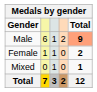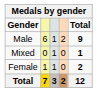(80, 39) lightsalmon background -> (80, 39) no background
rows swapped: (23, 53) <-> (23, 67)
